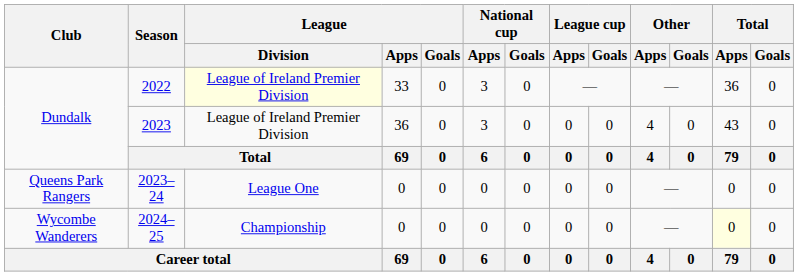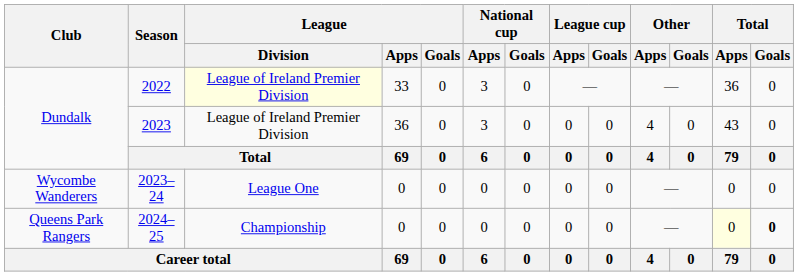(66, 188) Queens Park Rangers -> (66, 188) Wycombe Wanderers
(66, 228) Wycombe Wanderers -> (66, 228) Queens Park Rangers
(772, 228) normal -> (772, 228) bold
